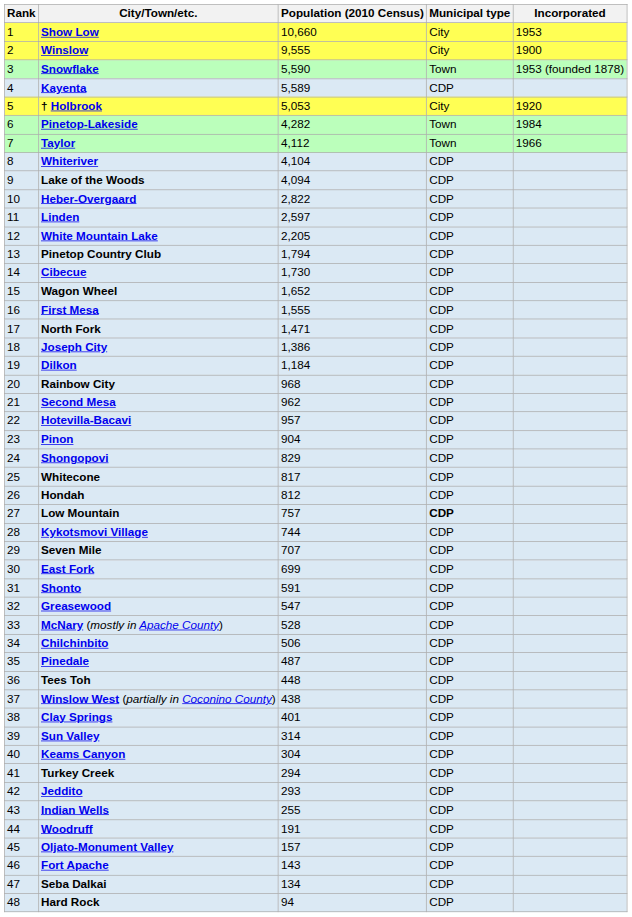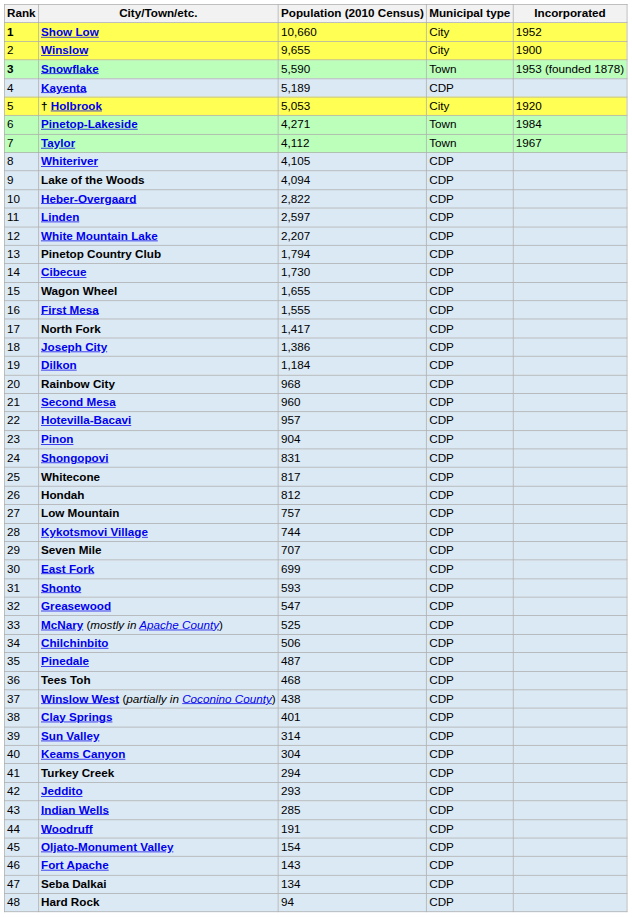(10, 32) normal -> (10, 32) bold
(529, 32) 1953 -> (529, 32) 1952
(296, 50) 9,555 -> (296, 50) 9,655
(10, 69) normal -> (10, 69) bold
(296, 87) 5,589 -> (296, 87) 5,189
(296, 124) 4,282 -> (296, 124) 4,271
(529, 143) 1966 -> (529, 143) 1967
(296, 161) 4,104 -> (296, 161) 4,105
(296, 236) 2,205 -> (296, 236) 2,207
(296, 291) 1,652 -> (296, 291) 1,655
(296, 328) 1,471 -> (296, 328) 1,417
(291, 402) 962 -> (291, 402) 960
(291, 458) 829 -> (291, 458) 831
(442, 513) bold -> (442, 513) normal
(291, 587) 591 -> (291, 587) 593
(291, 625) 528 -> (291, 625) 525
(291, 680) 448 -> (291, 680) 468
(291, 810) 255 -> (291, 810) 285
(291, 847) 157 -> (291, 847) 154
